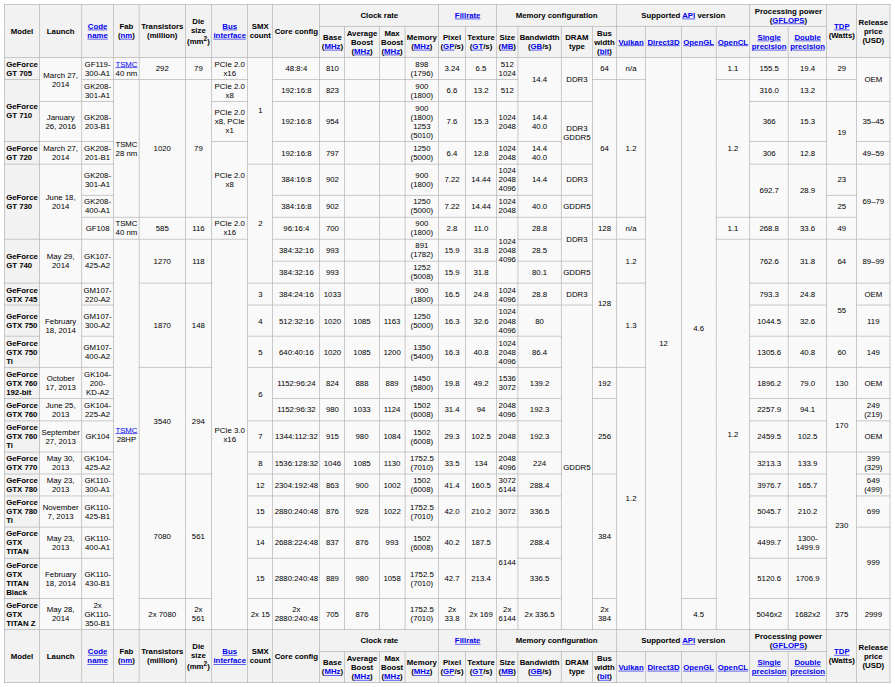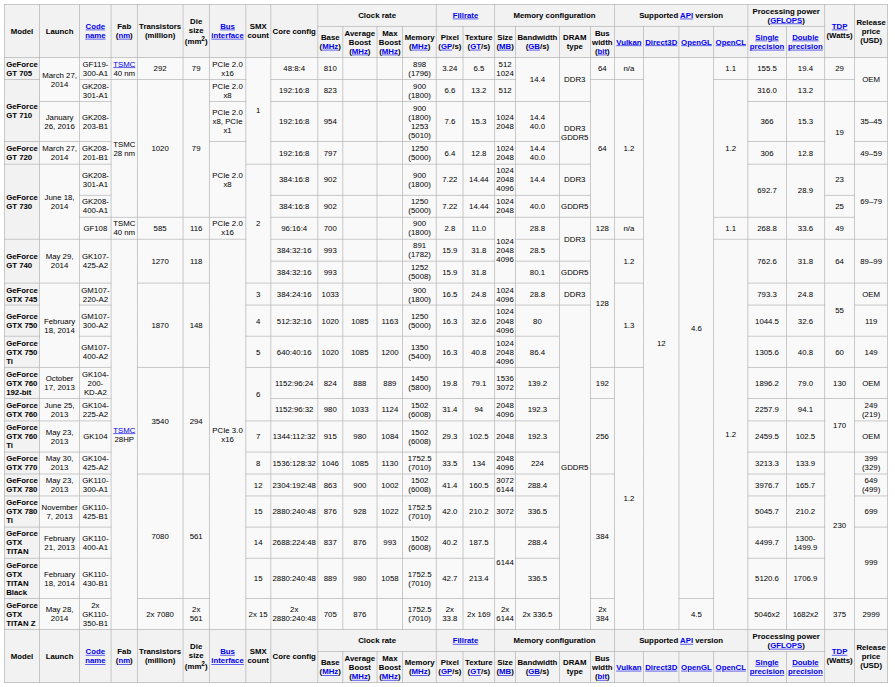(481, 383) 49.2 -> (479, 383) 79.1
(61, 436) September 27, 2013 -> (60, 436) May 23, 2013
(61, 542) May 23, 2013 -> (60, 542) February 21, 2013
